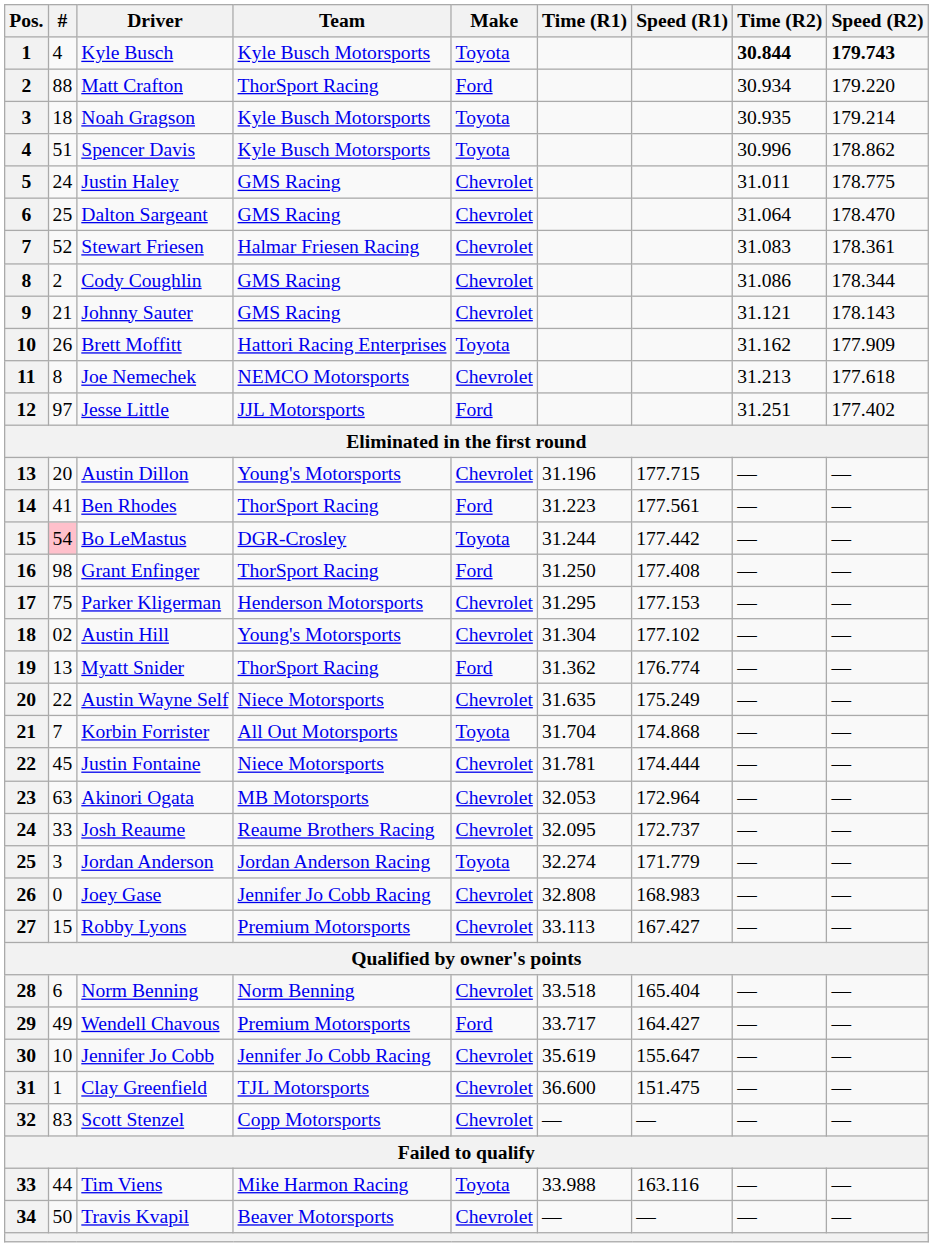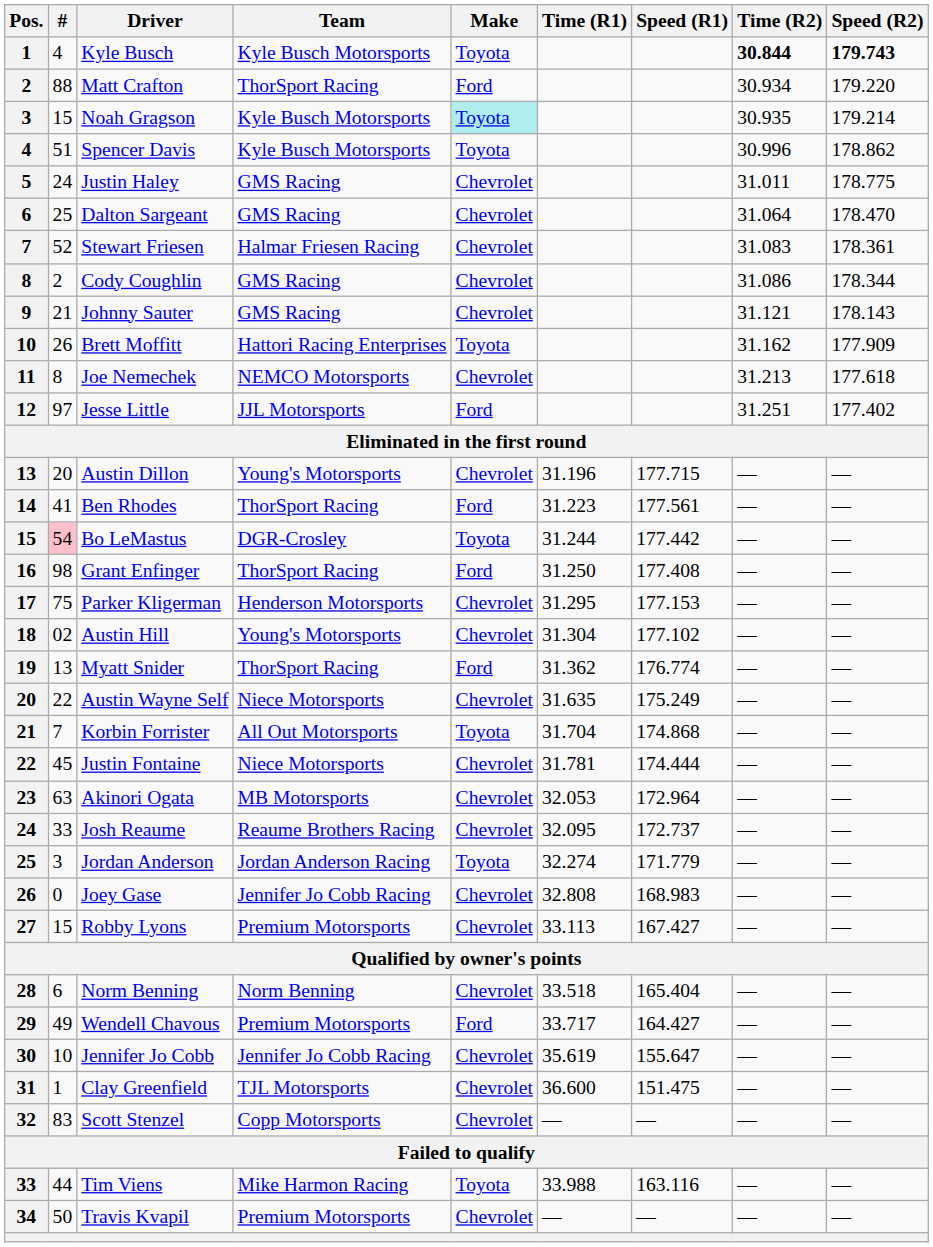(62, 117) 18 -> (62, 117) 15
(483, 117) no background -> (483, 117) paleturquoise background
(316, 1217) Beaver Motorsports -> (324, 1217) Premium Motorsports
